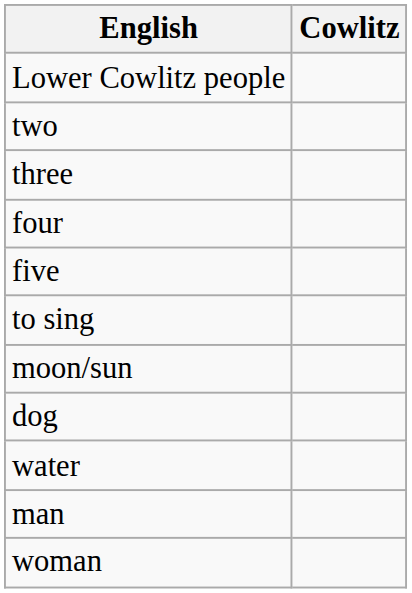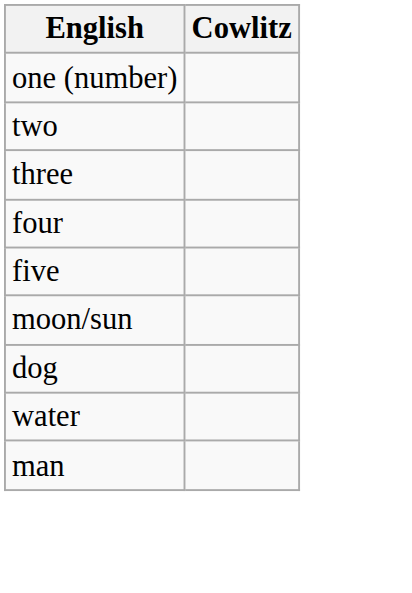- row: (149, 77)
+ row: (95, 77)
- row: (53, 319)
- row: (57, 561)
